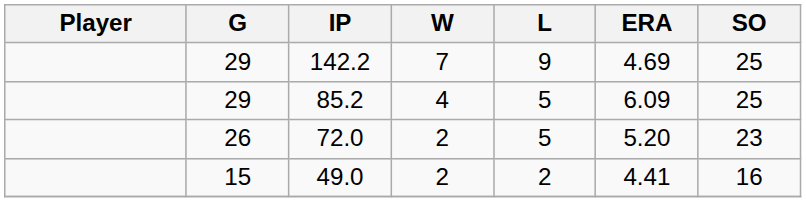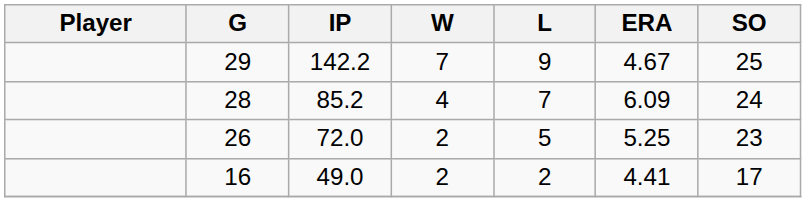(647, 61) 4.69 -> (647, 61) 4.67
(238, 100) 29 -> (238, 100) 28
(545, 100) 5 -> (545, 100) 7
(749, 100) 25 -> (749, 100) 24
(647, 138) 5.20 -> (647, 138) 5.25
(238, 176) 15 -> (238, 176) 16
(749, 176) 16 -> (749, 176) 17
